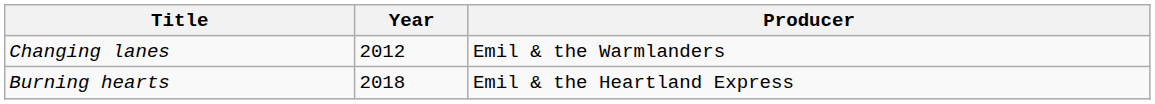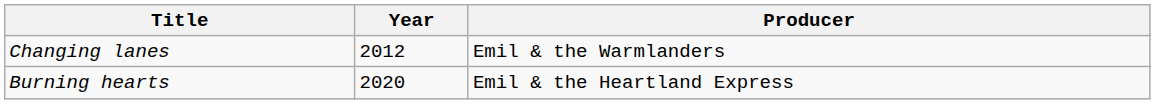(382, 83) 2018 -> (382, 83) 2020
